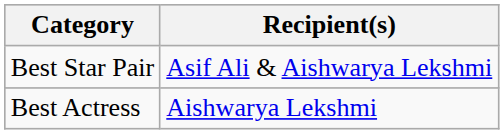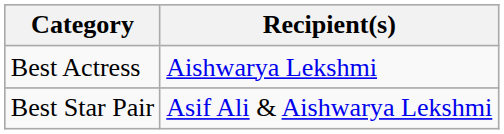rows swapped: (76, 107) <-> (83, 66)
